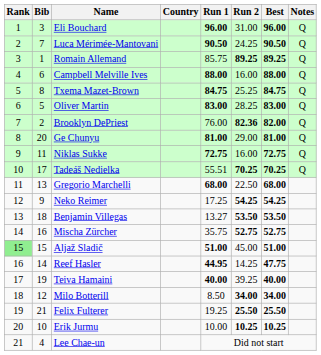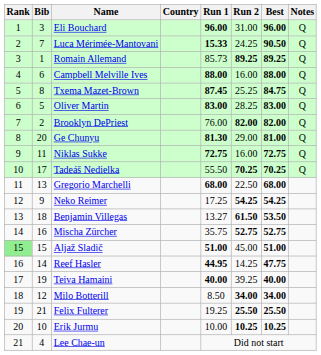(216, 43) 90.50 -> (216, 43) 15.33
(216, 59) 85.75 -> (216, 59) 85.73
(216, 91) 84.75 -> (216, 91) 87.45
(246, 122) 82.36 -> (246, 122) 82.00
(216, 138) 81.00 -> (216, 138) 81.30
(216, 169) 55.51 -> (216, 169) 55.50
(246, 216) 53.50 -> (246, 216) 61.50
